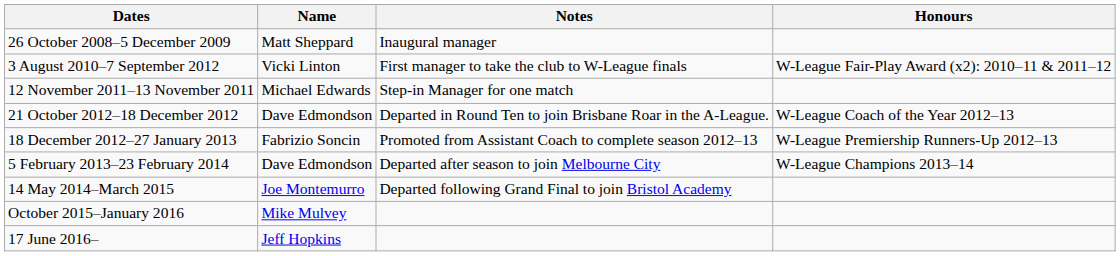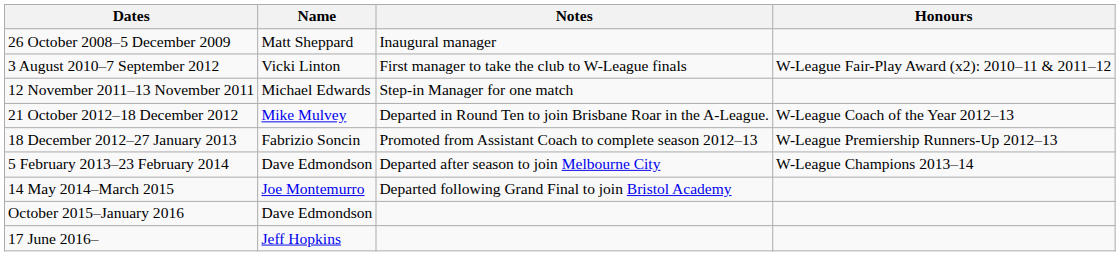(317, 115) Dave Edmondson -> (304, 115) Mike Mulvey
(304, 213) Mike Mulvey -> (317, 213) Dave Edmondson
